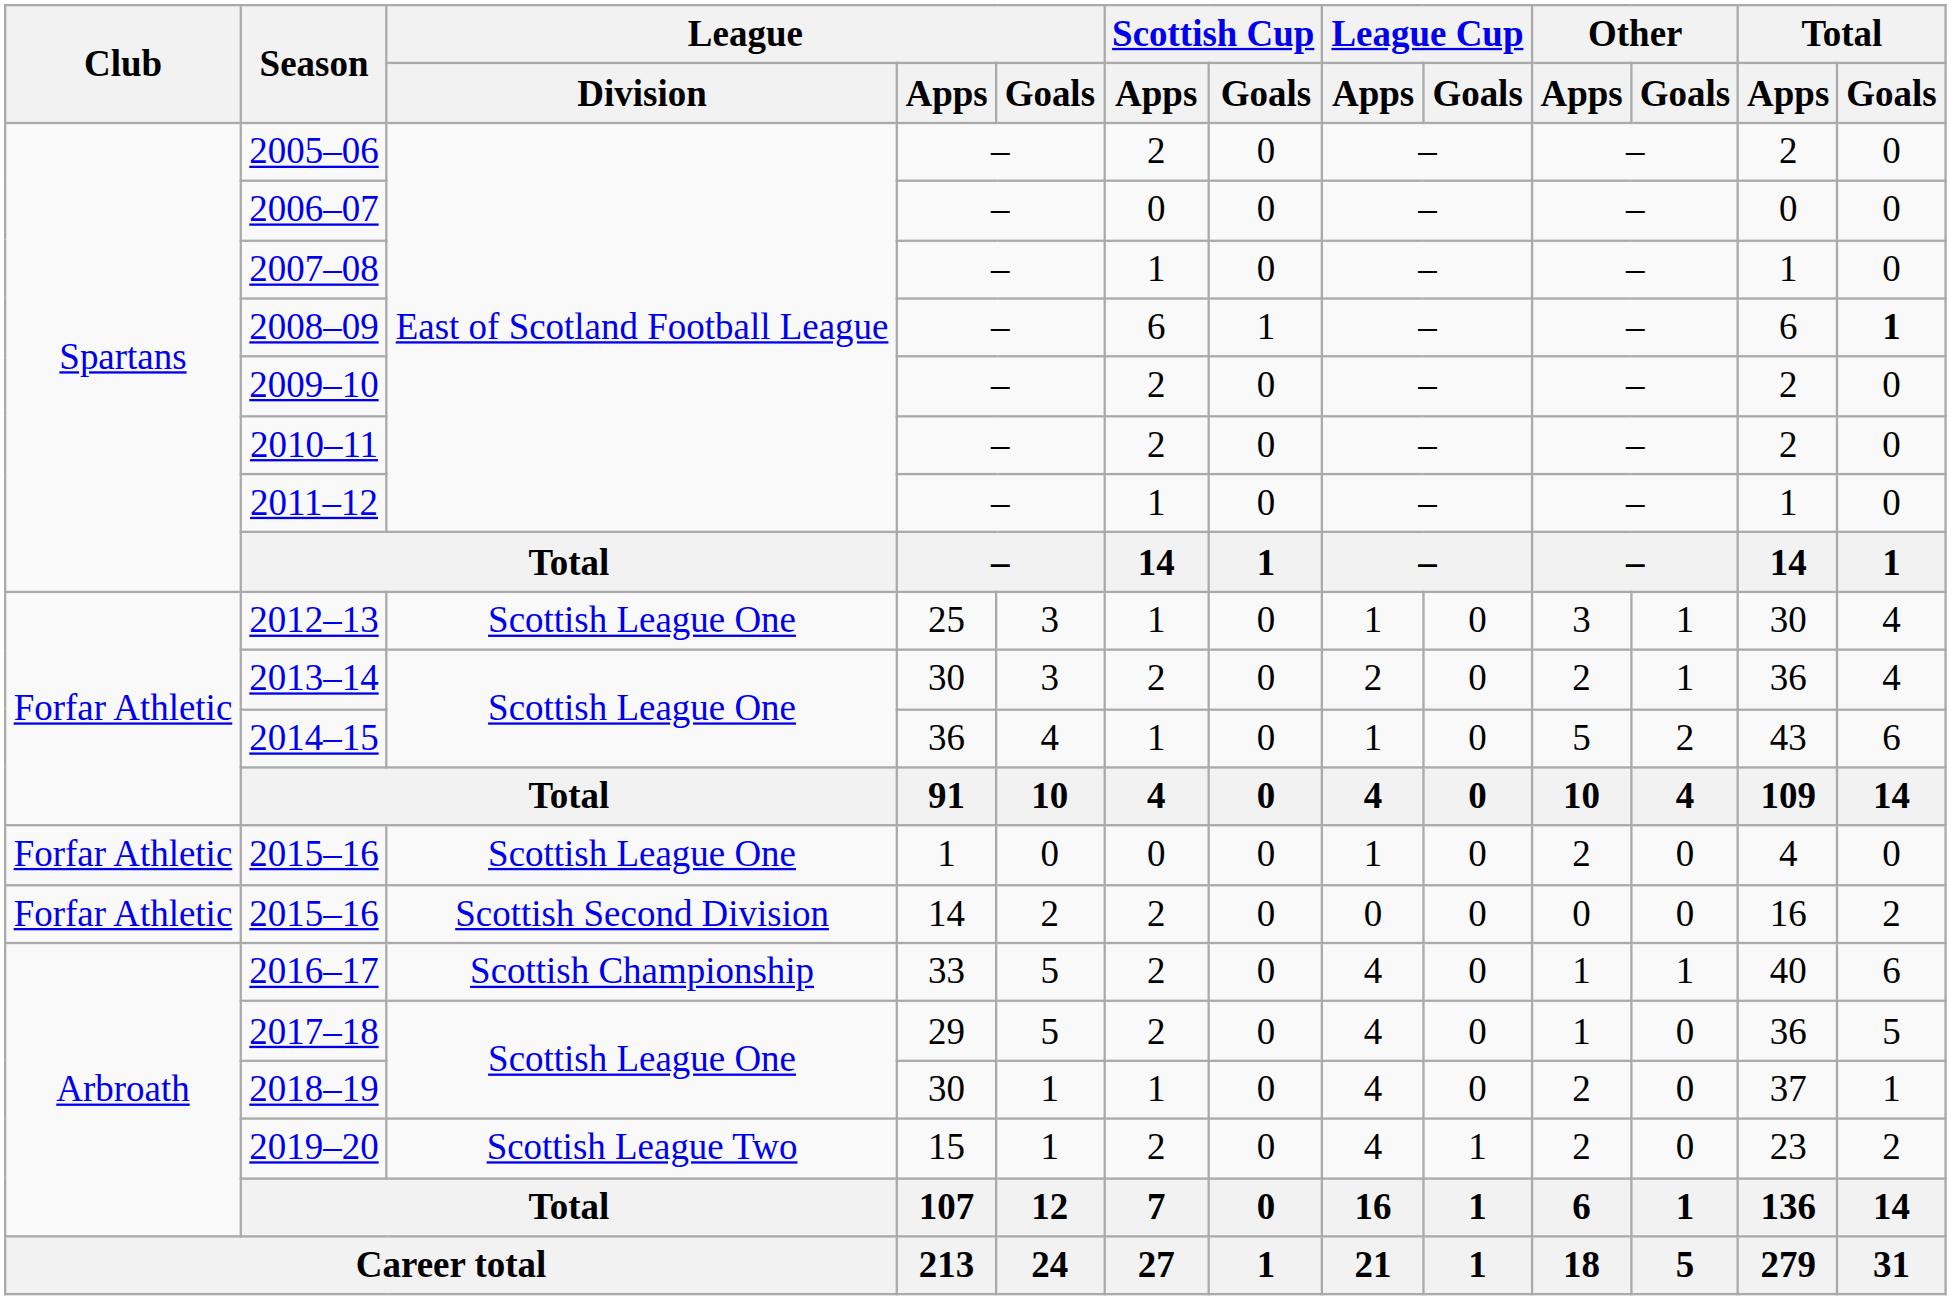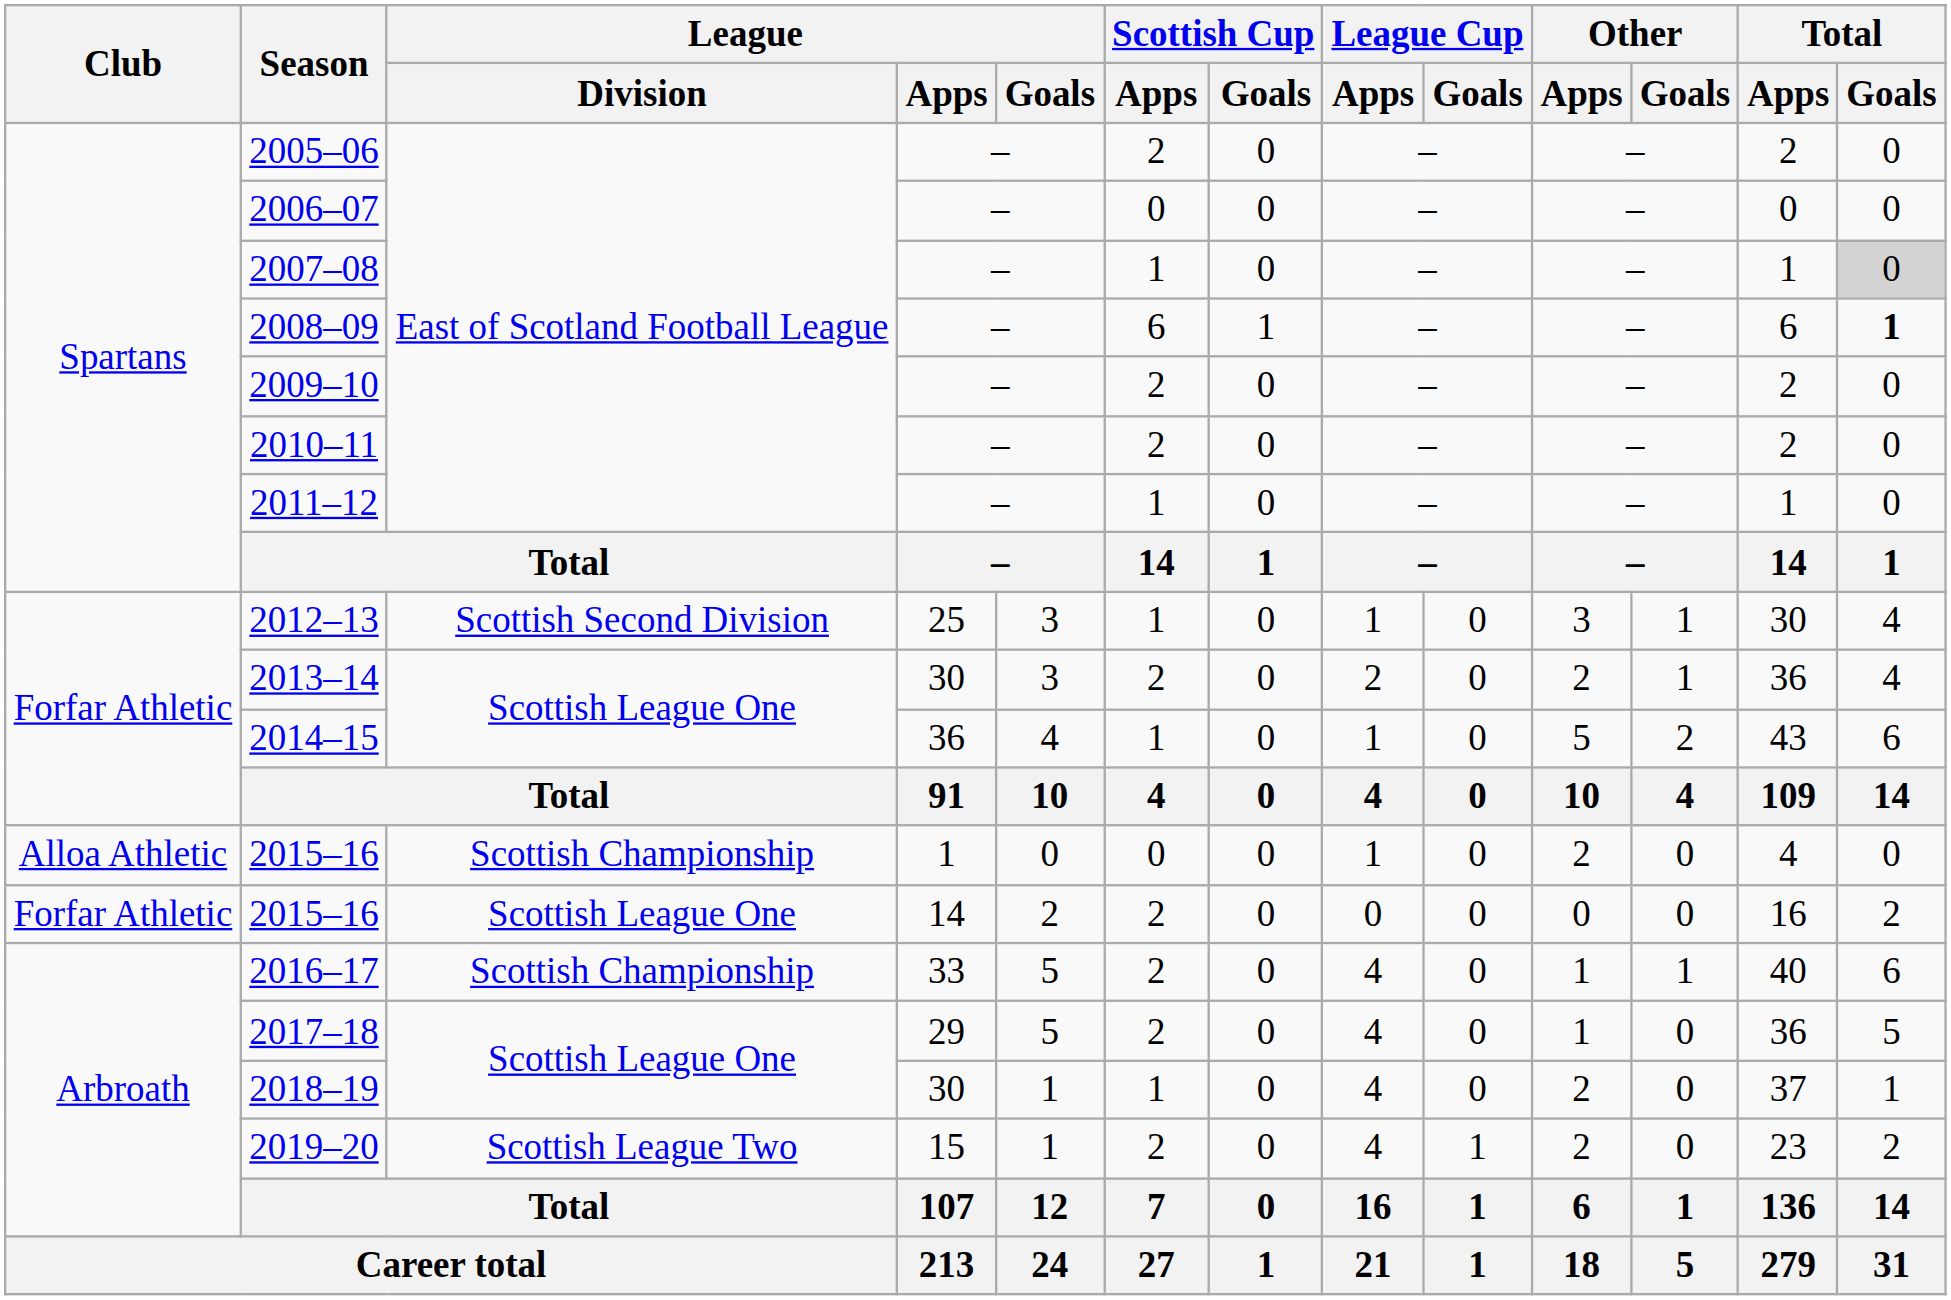(1892, 268) no background -> (1892, 268) lightgrey background
(642, 619) Scottish League One -> (642, 619) Scottish Second Division
(123, 854) Forfar Athletic -> (123, 854) Alloa Athletic
(642, 854) Scottish League One -> (642, 854) Scottish Championship
(642, 913) Scottish Second Division -> (642, 913) Scottish League One
